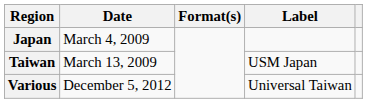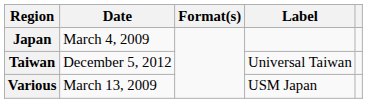(110, 62) March 13, 2009 -> (117, 62) December 5, 2012
(283, 62) USM Japan -> (300, 62) Universal Taiwan
(117, 86) December 5, 2012 -> (110, 86) March 13, 2009
(300, 86) Universal Taiwan -> (283, 86) USM Japan
